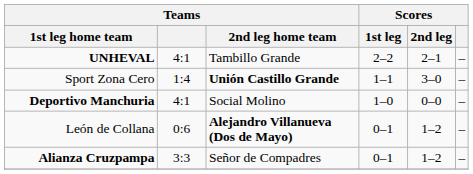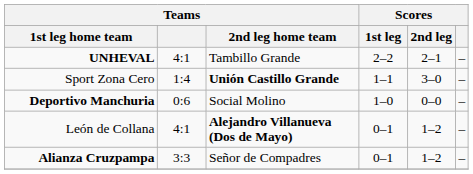(182, 100) 4:1 -> (182, 100) 0:6
(182, 129) 0:6 -> (182, 129) 4:1
